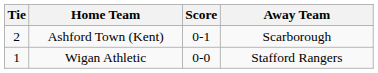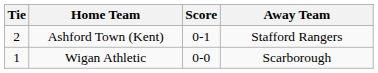(297, 36) Scarborough -> (297, 36) Stafford Rangers
(297, 57) Stafford Rangers -> (297, 57) Scarborough
